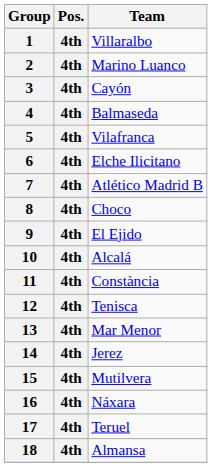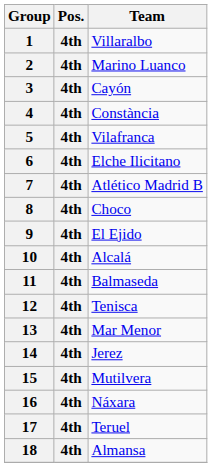(125, 112) Balmaseda -> (125, 112) Constància
(125, 281) Constància -> (125, 281) Balmaseda
